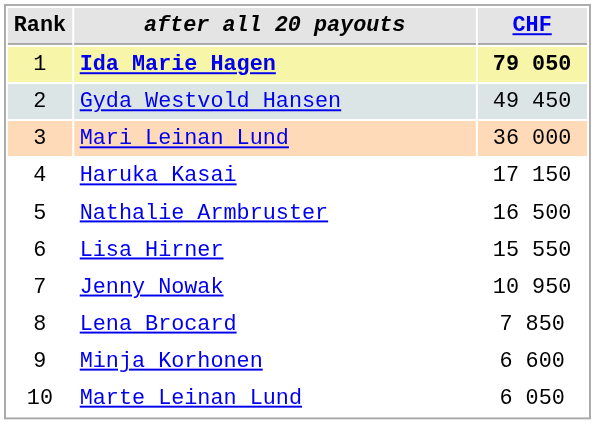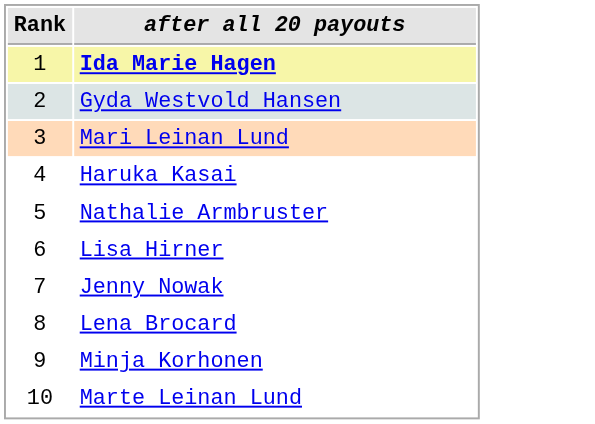- column: (532, 25)
